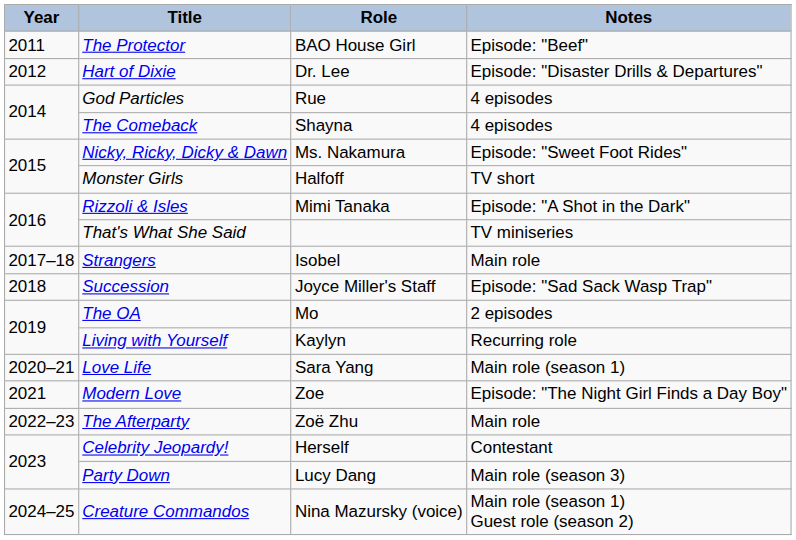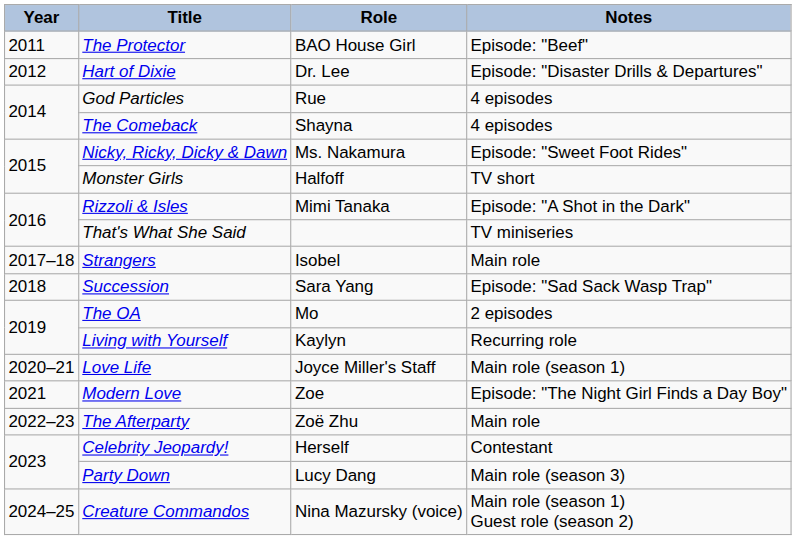(365, 286) Joyce Miller's Staff -> (334, 286) Sara Yang
(334, 367) Sara Yang -> (365, 367) Joyce Miller's Staff
